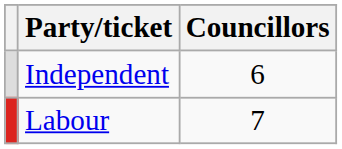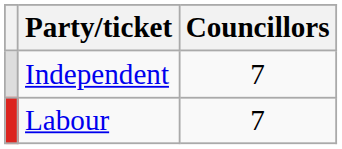(258, 73) 6 -> (258, 73) 7
